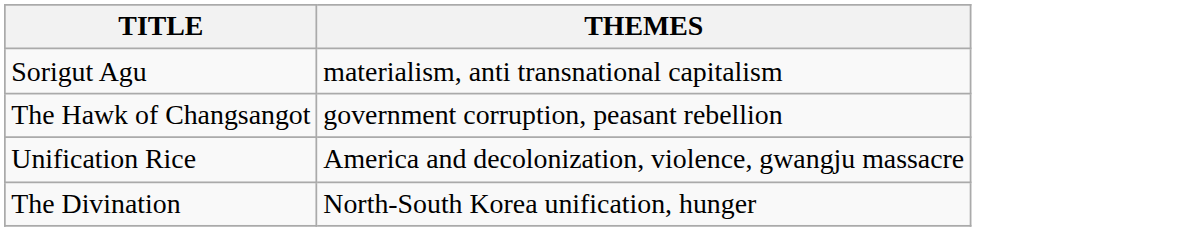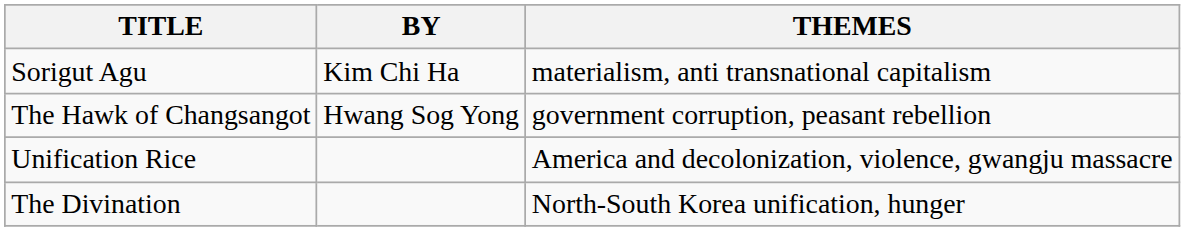+ column: (421, 26)
